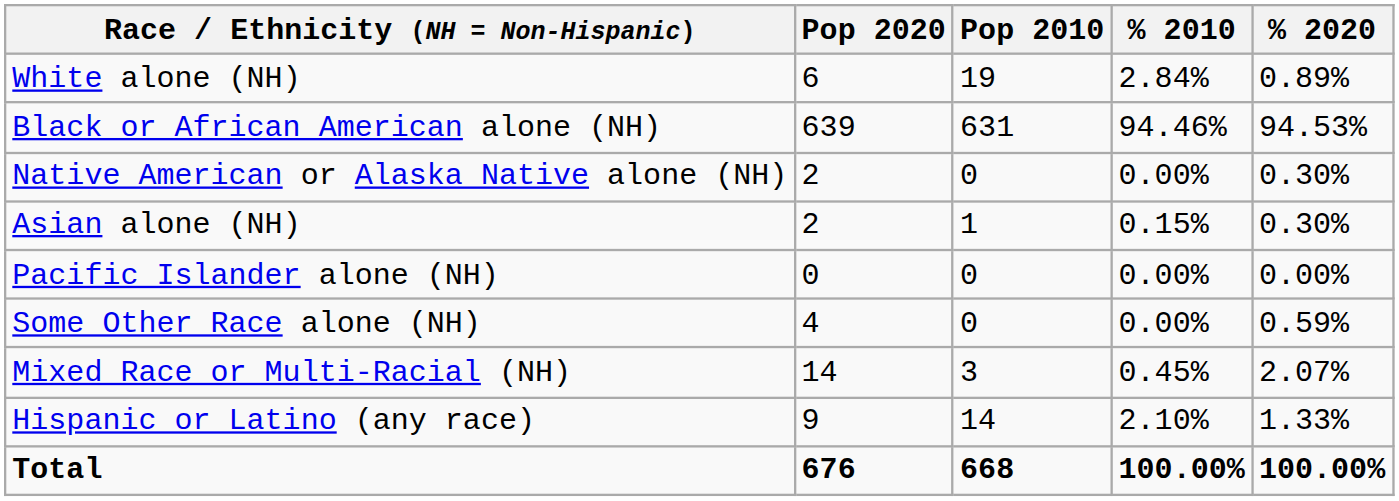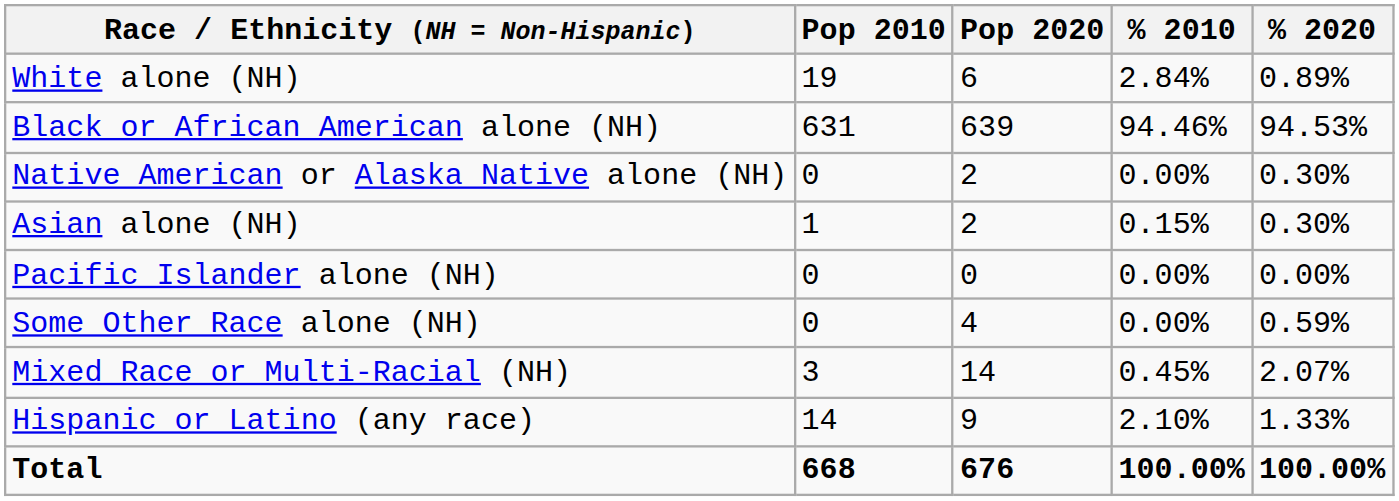columns swapped: (1032, 30) <-> (874, 30)
